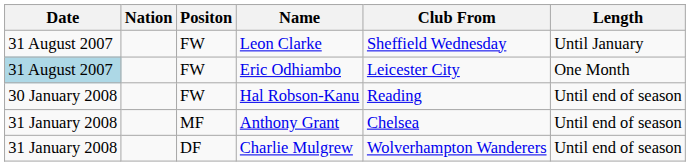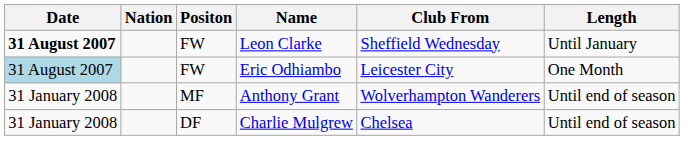(61, 43) normal -> (62, 43) bold
- row: (300, 95)
(393, 122) Chelsea -> (450, 95) Wolverhampton Wanderers
(457, 148) Wolverhampton Wanderers -> (387, 122) Chelsea
